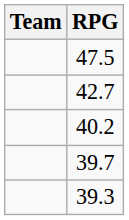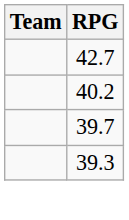- row: (95, 57)
